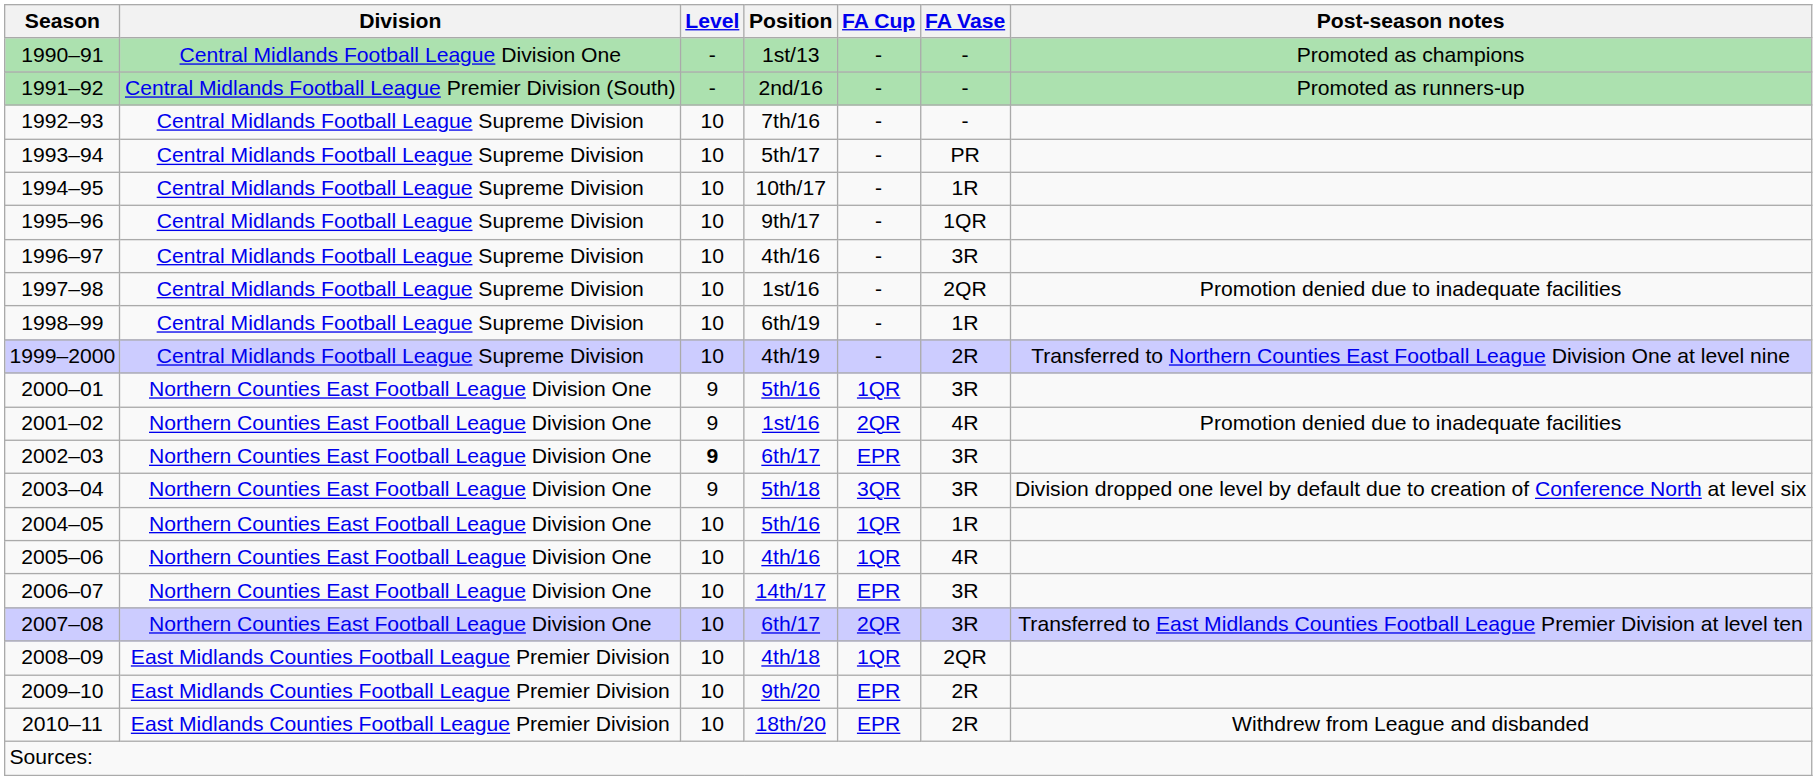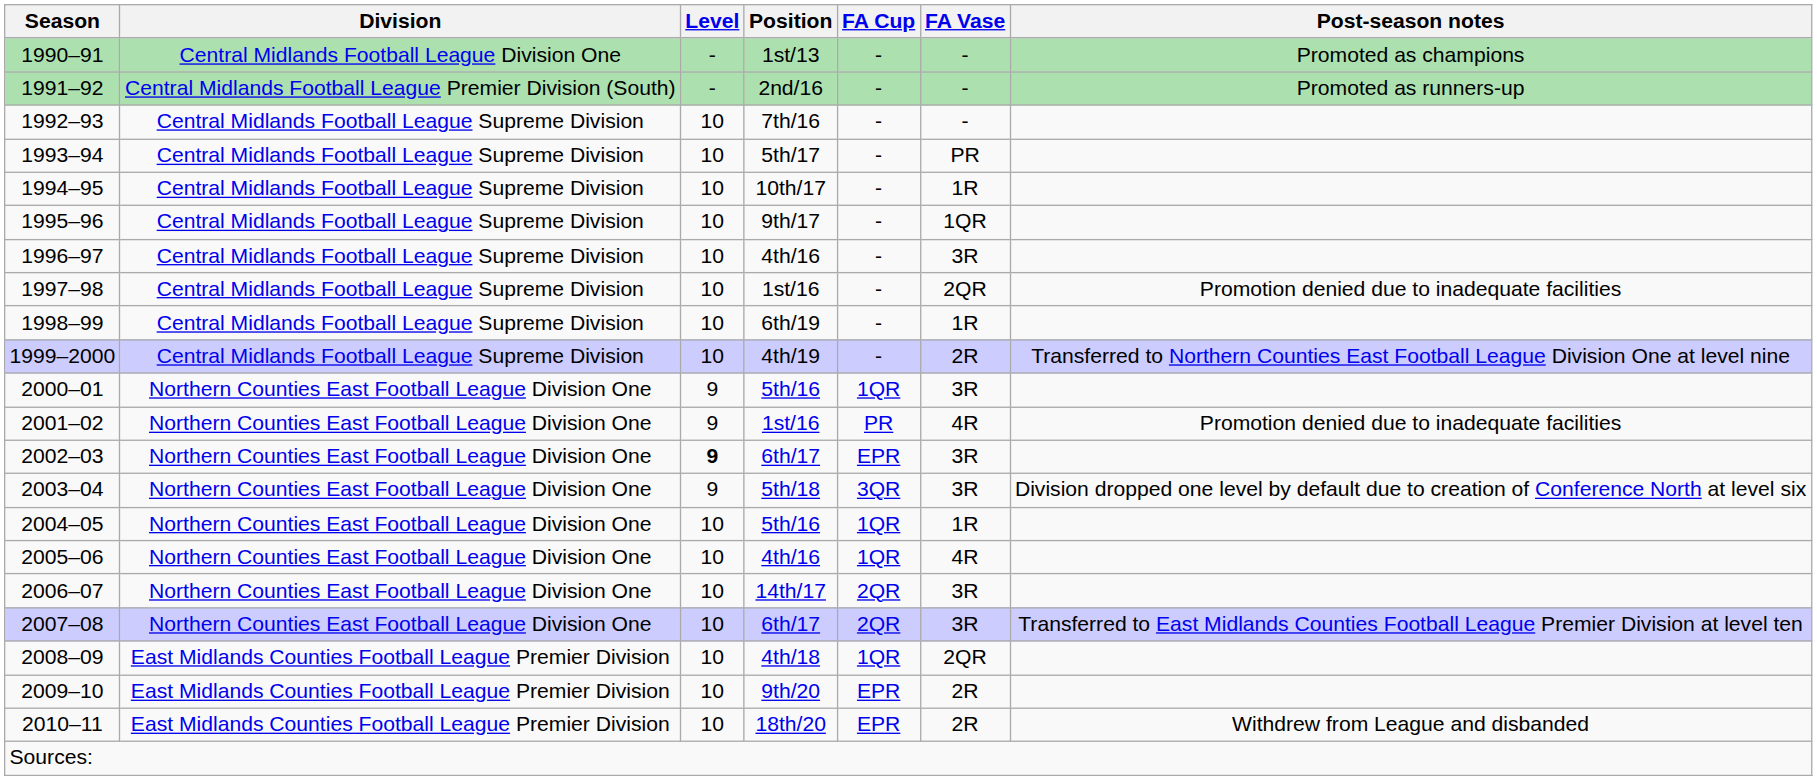(879, 423) 2QR -> (879, 423) PR
(879, 590) EPR -> (879, 590) 2QR
